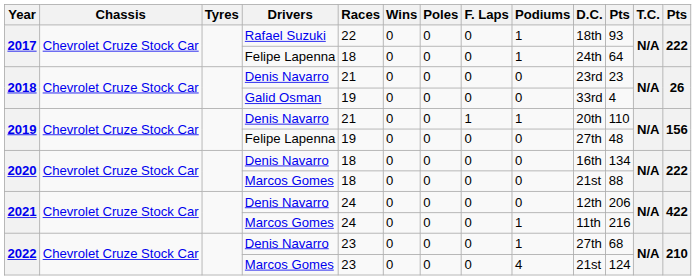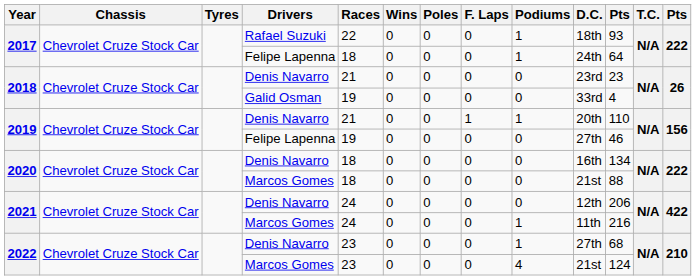(616, 139) 48 -> (616, 139) 46
